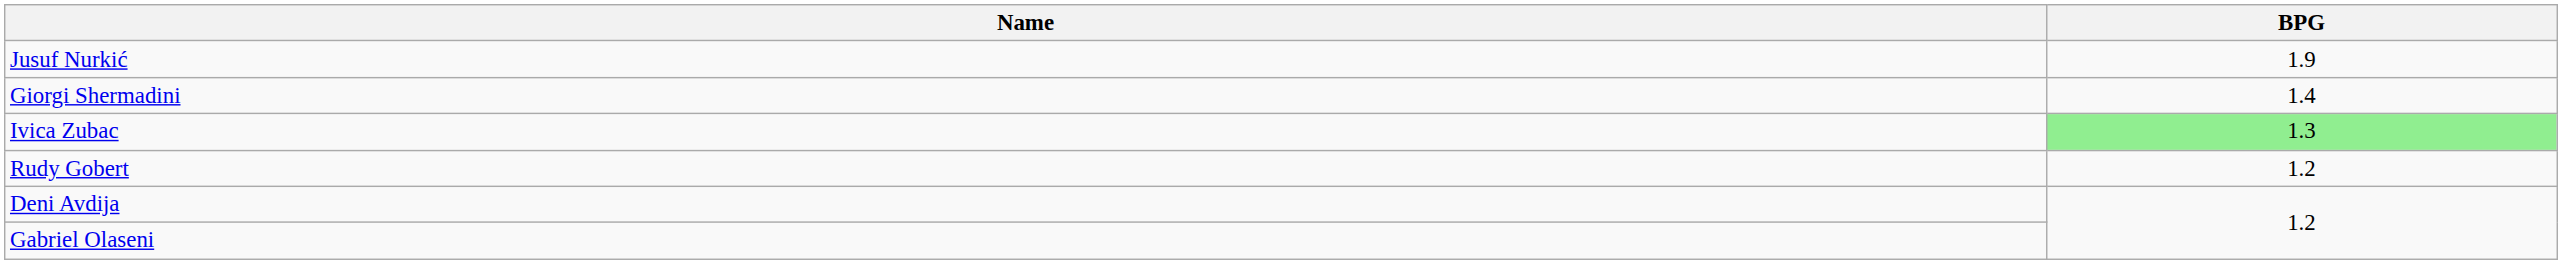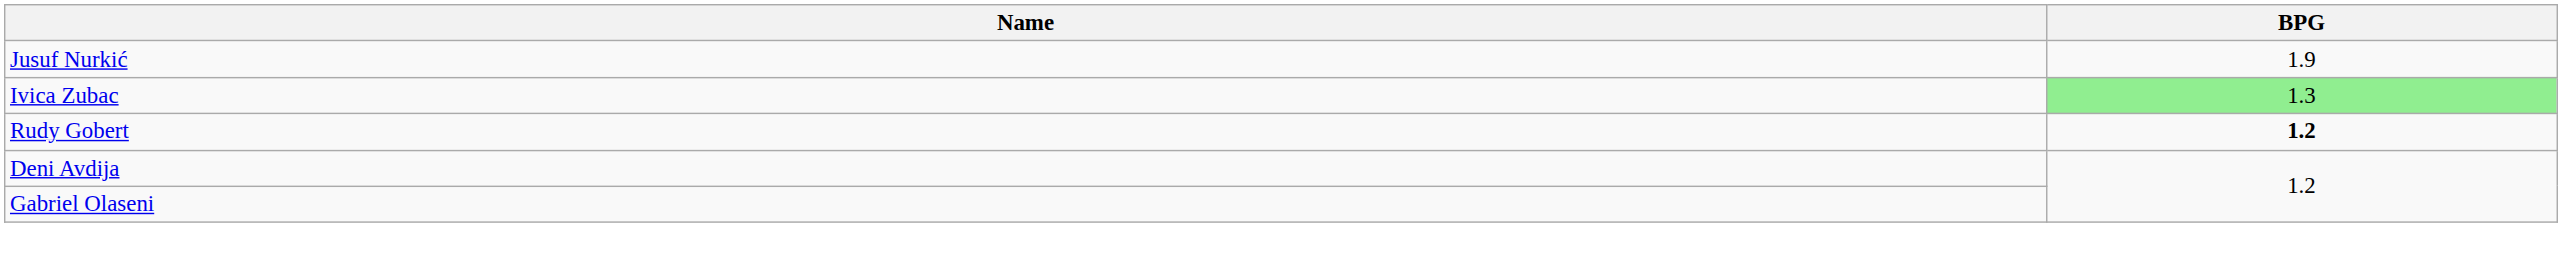- row: (95, 95)
(2301, 167) normal -> (2301, 131) bold
